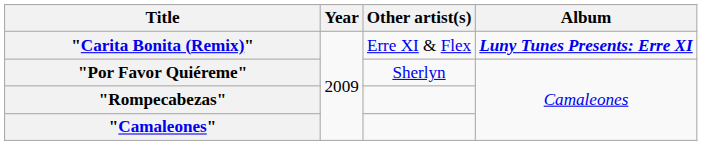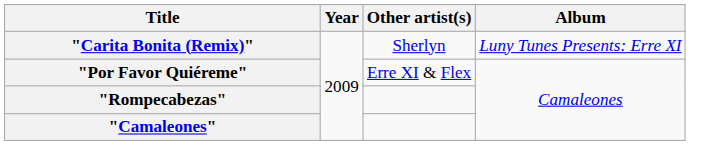(419, 45) Erre XI & Flex -> (419, 45) Sherlyn
(586, 45) bold -> (580, 45) normal
(419, 72) Sherlyn -> (419, 72) Erre XI & Flex
